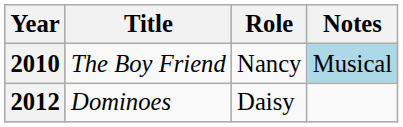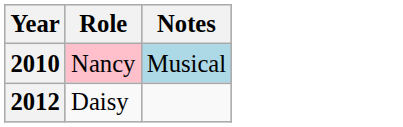- column: (148, 24)
(269, 63) no background -> (103, 63) pink background
